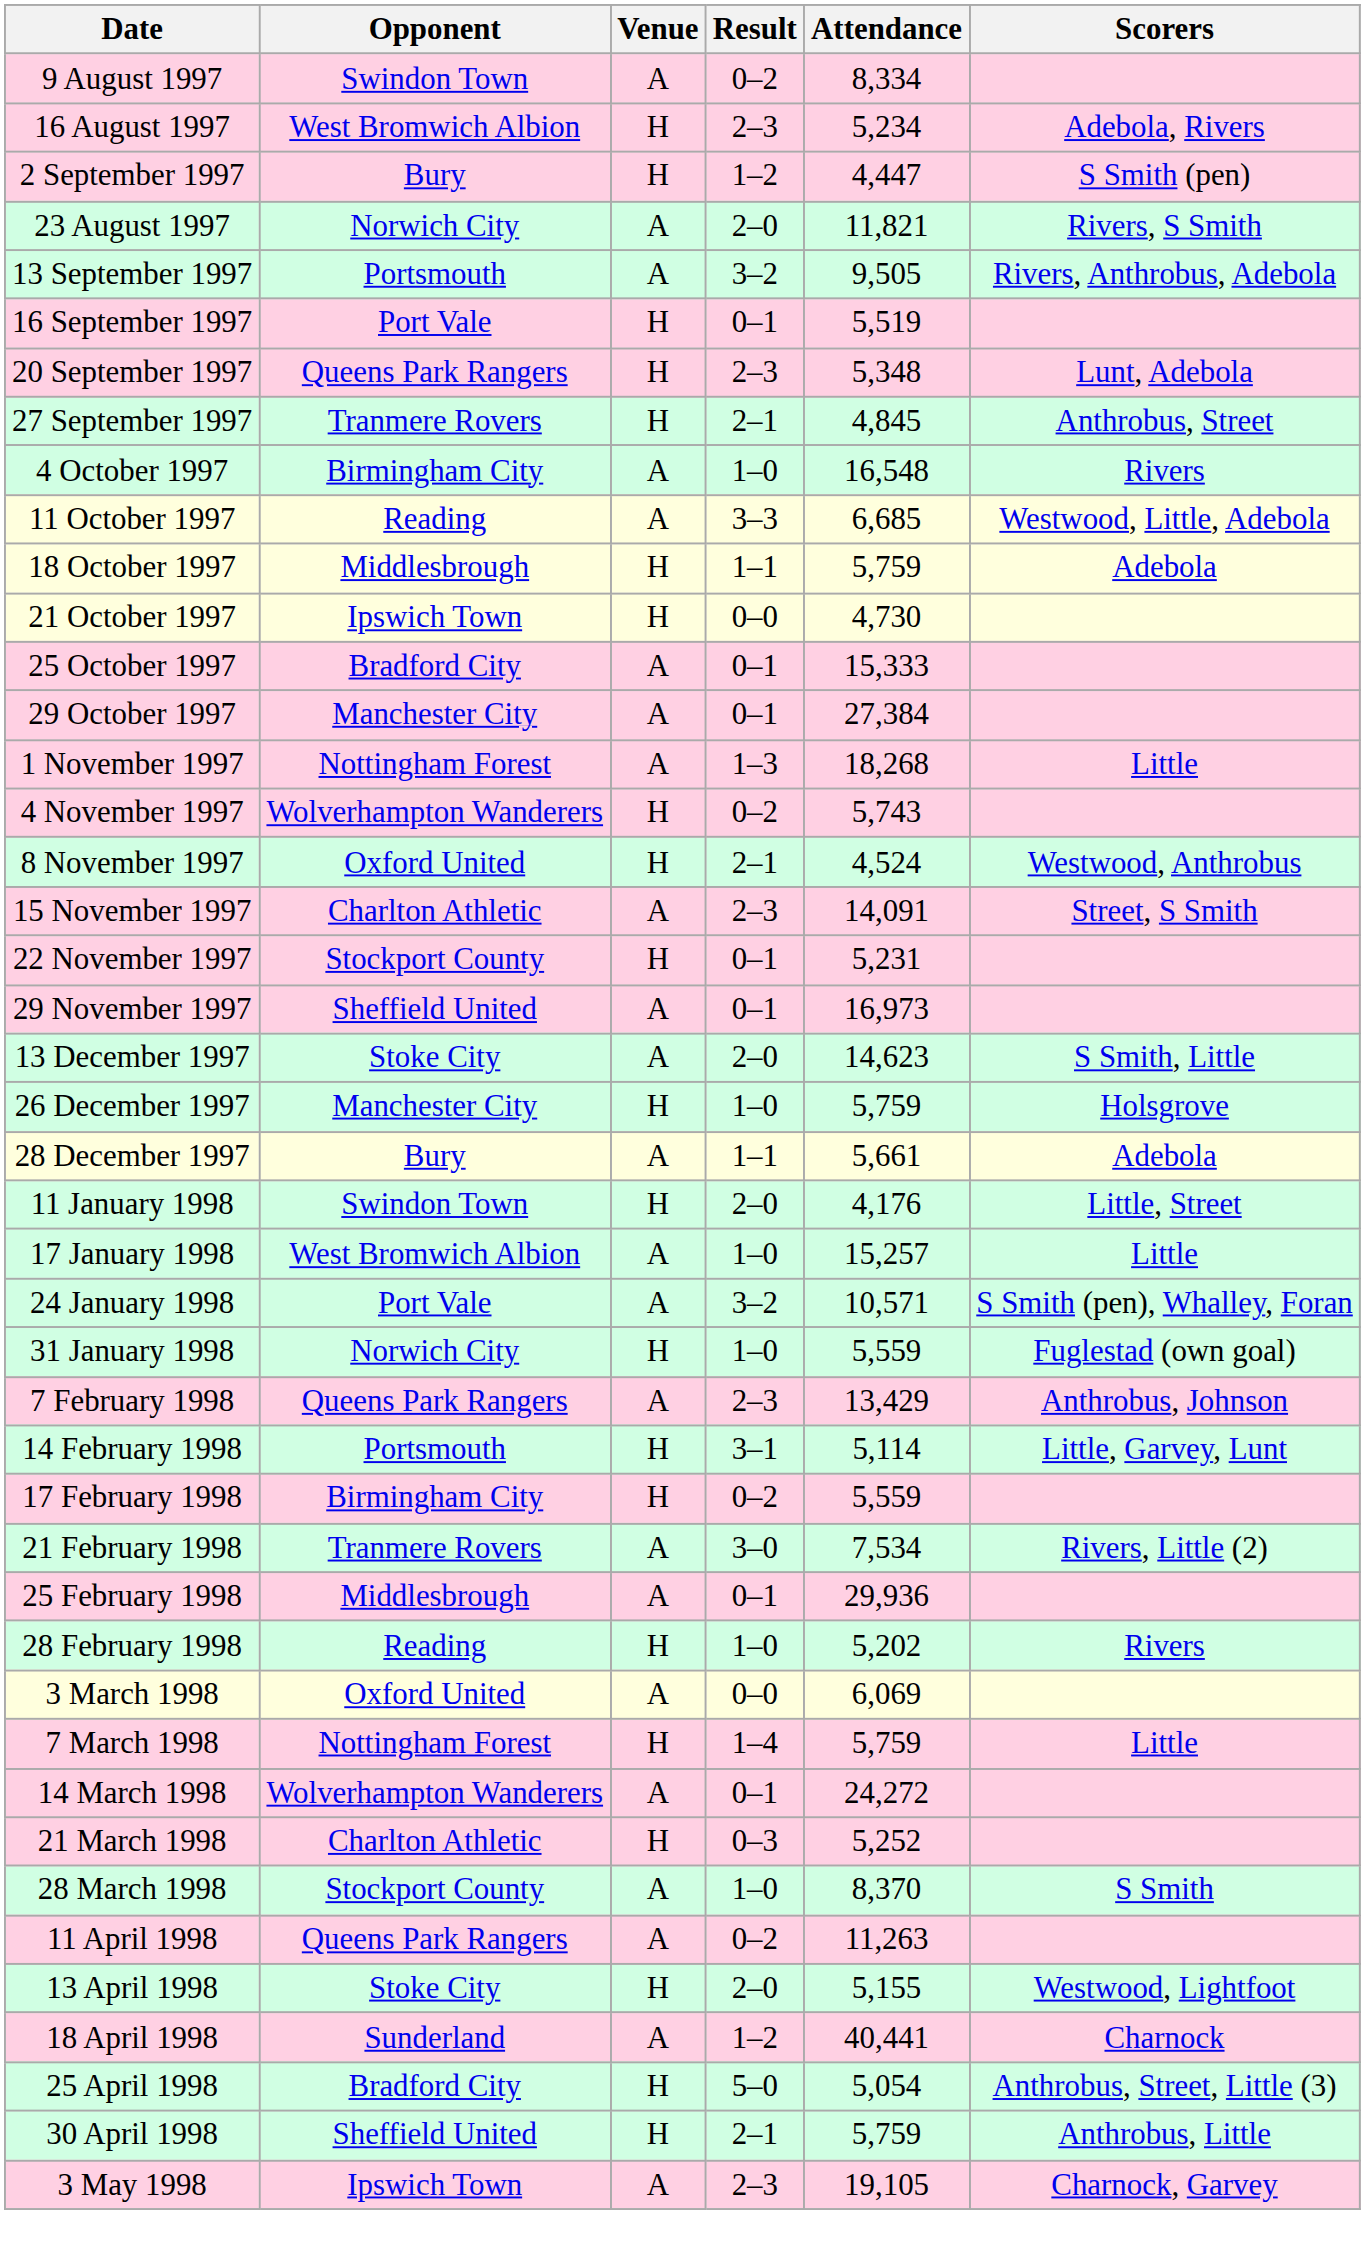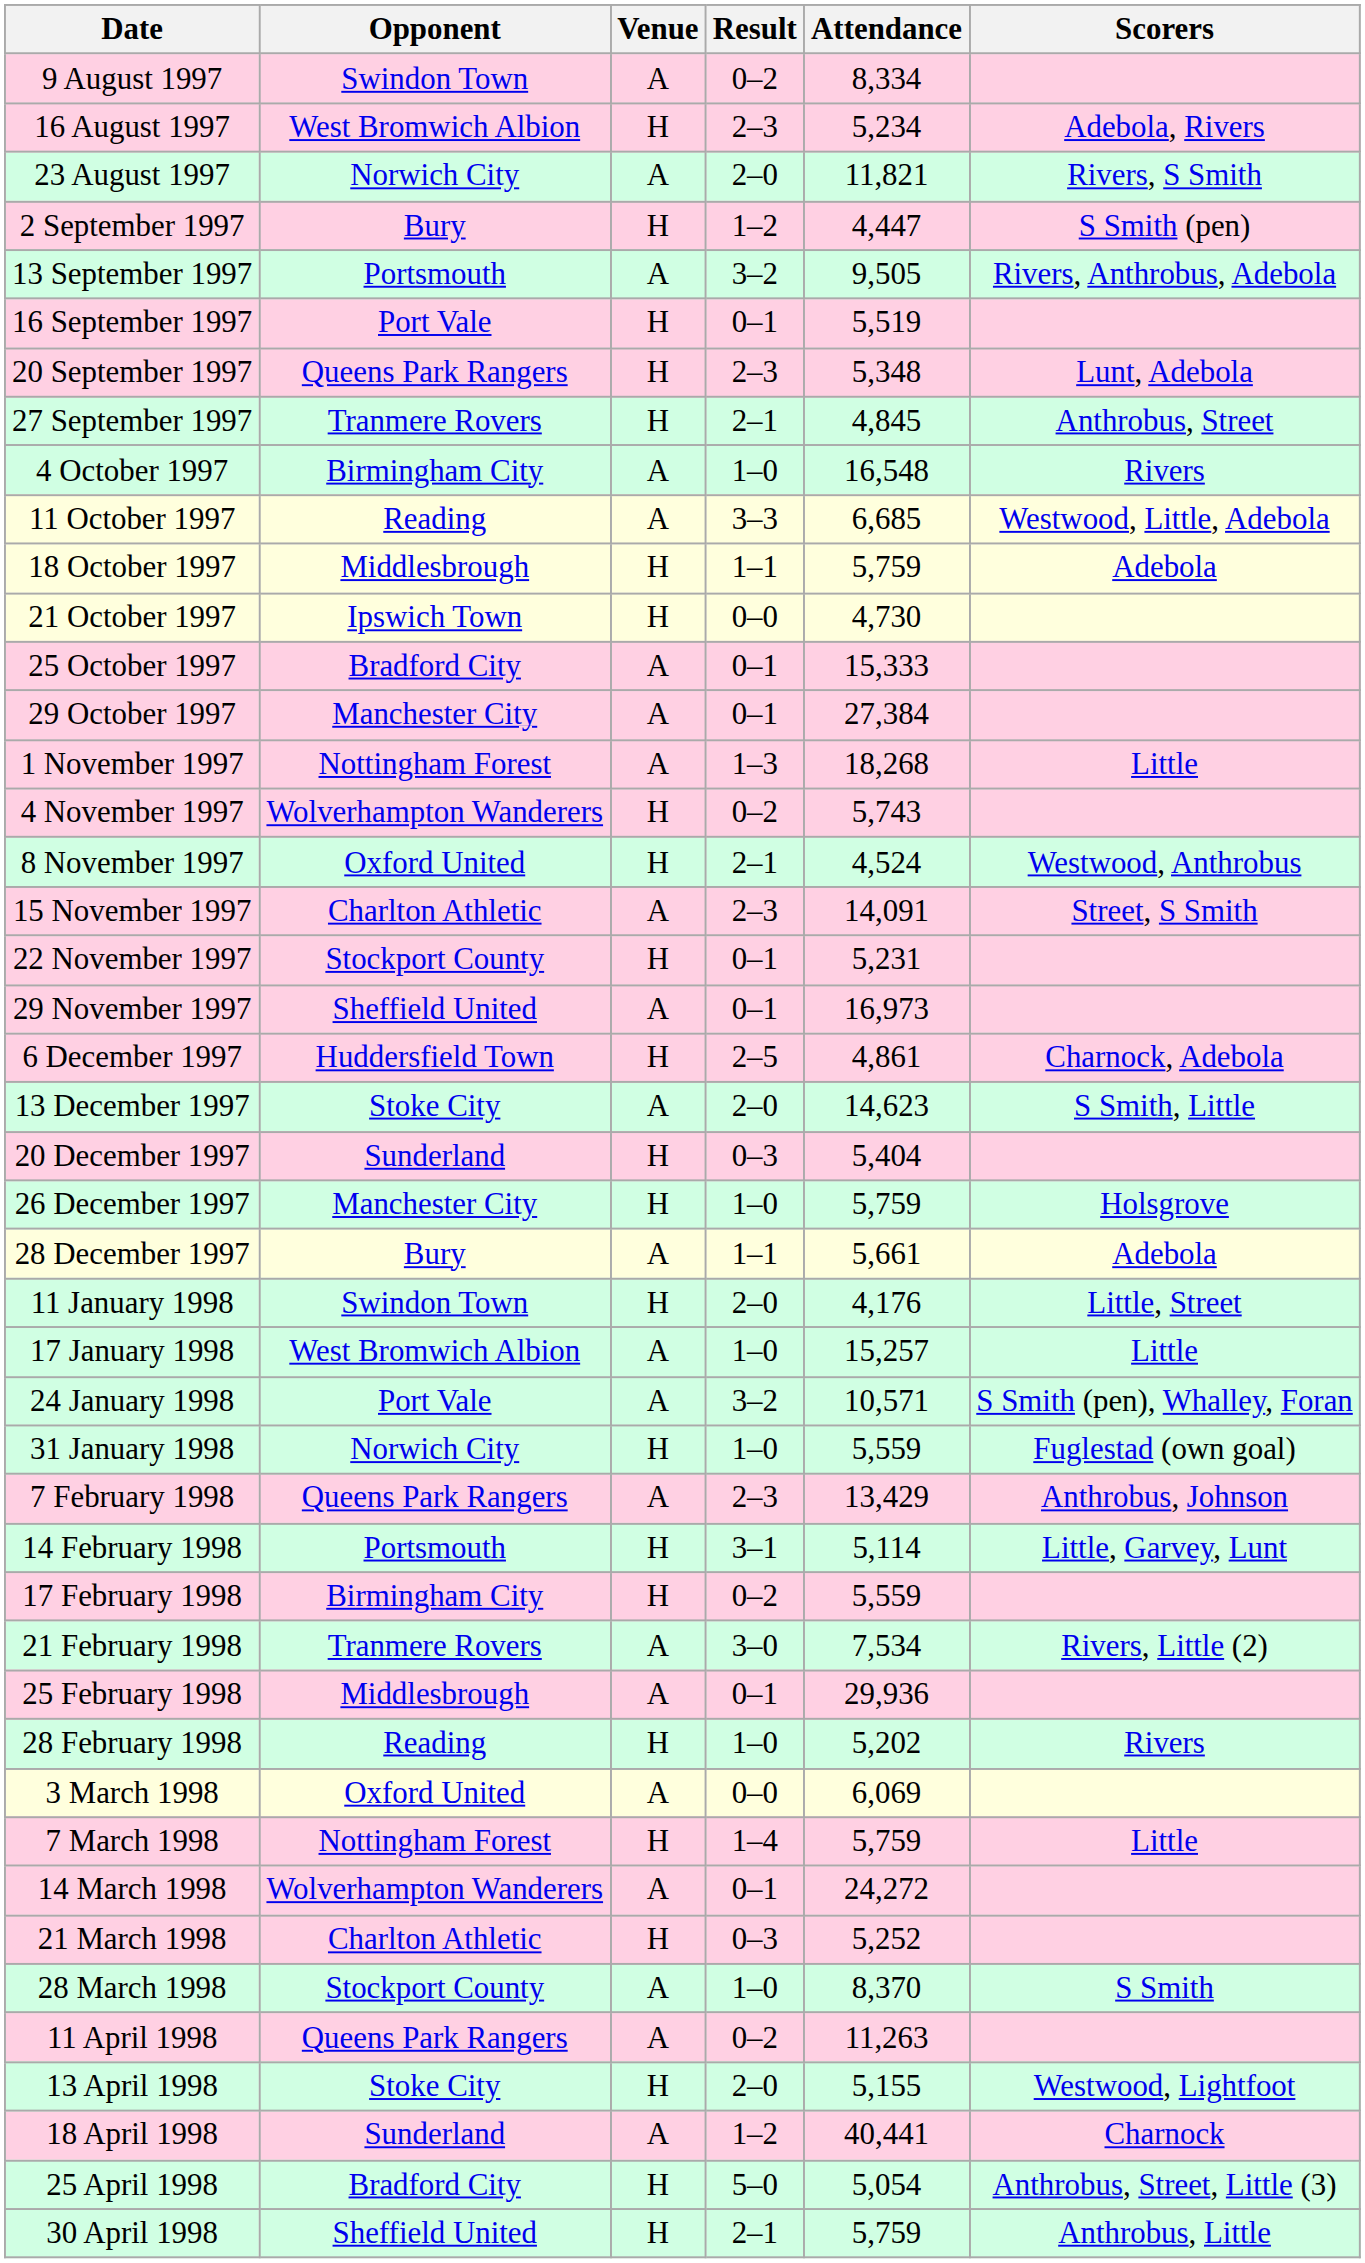rows swapped: (132, 224) <-> (132, 175)
+ row: (132, 1057)
+ row: (132, 1155)
- row: (132, 2183)
